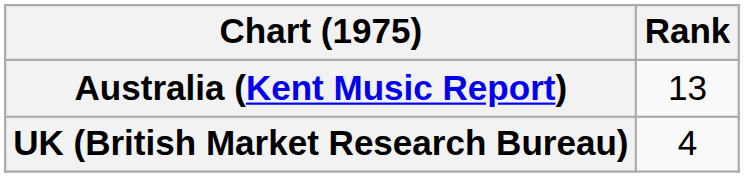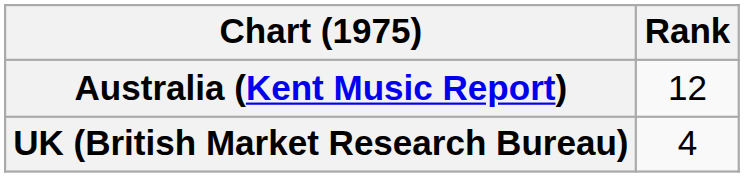(687, 87) 13 -> (687, 87) 12
